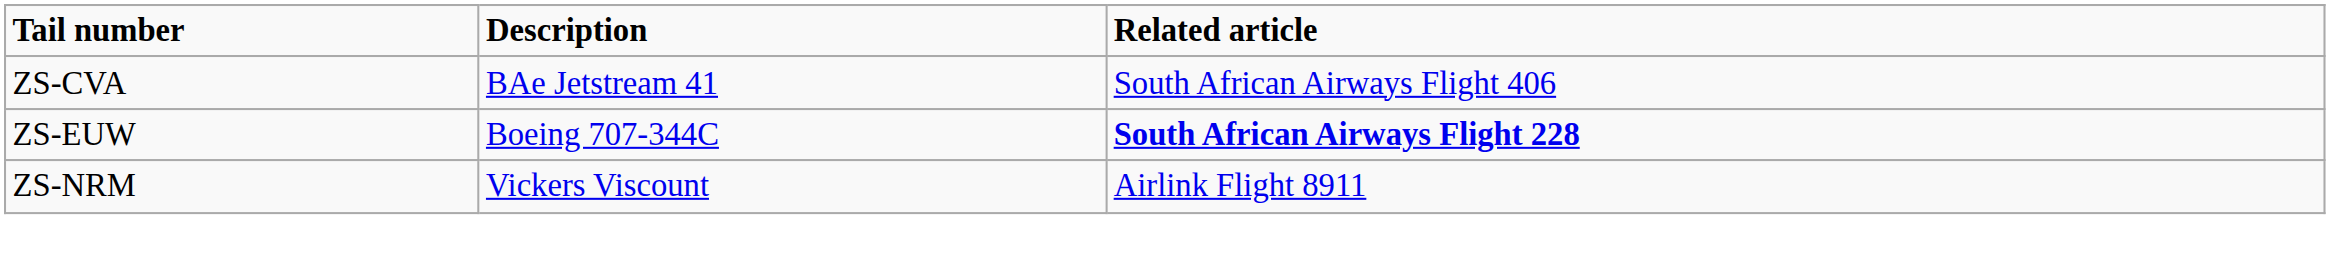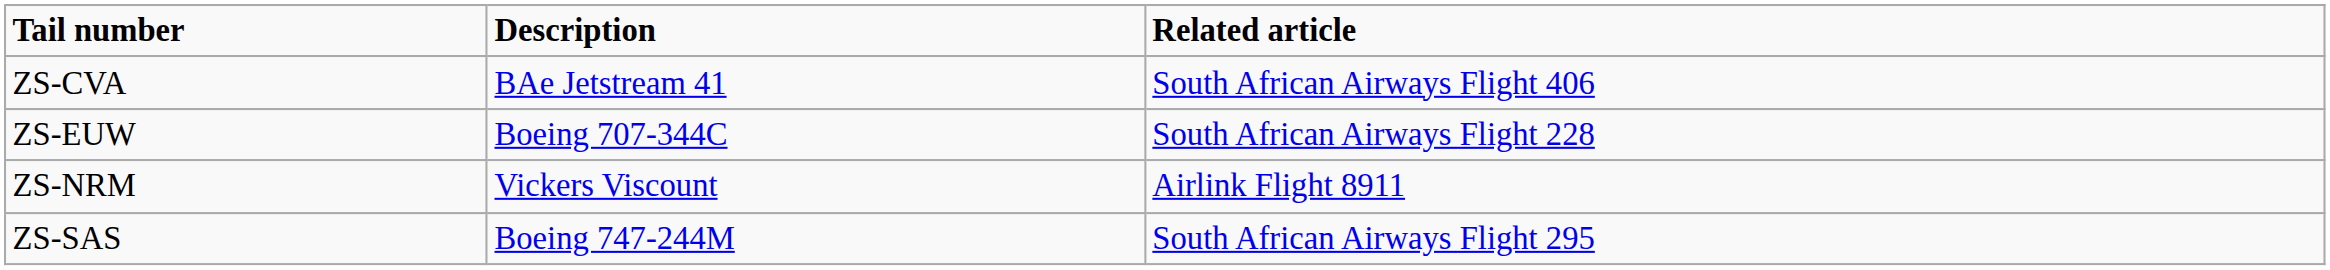(1347, 133) bold -> (1374, 133) normal
+ row: (67, 237)
